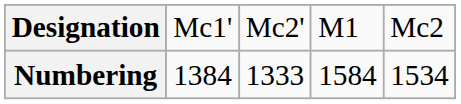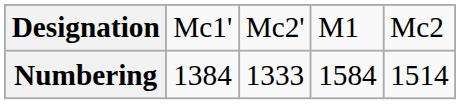(419, 74) 1534 -> (419, 74) 1514
